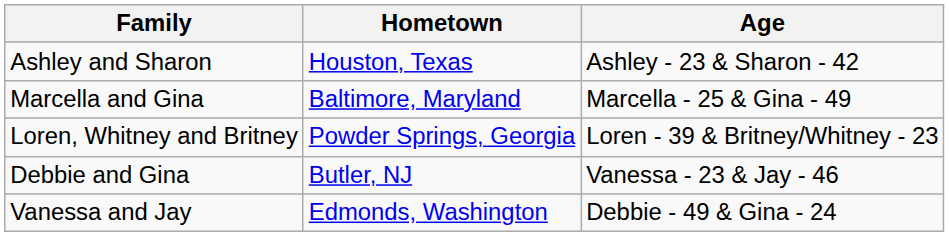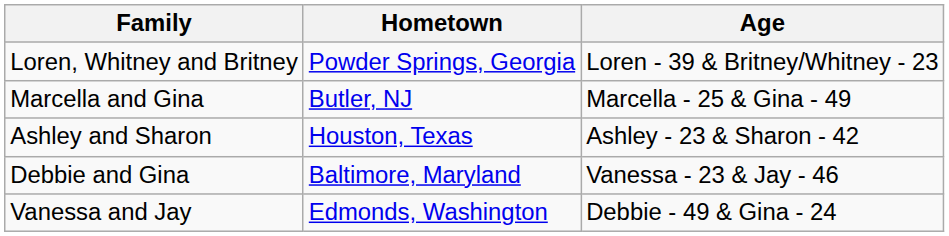rows swapped: (154, 136) <-> (111, 61)
(415, 99) Baltimore, Maryland -> (360, 99) Butler, NJ
(360, 174) Butler, NJ -> (415, 174) Baltimore, Maryland
